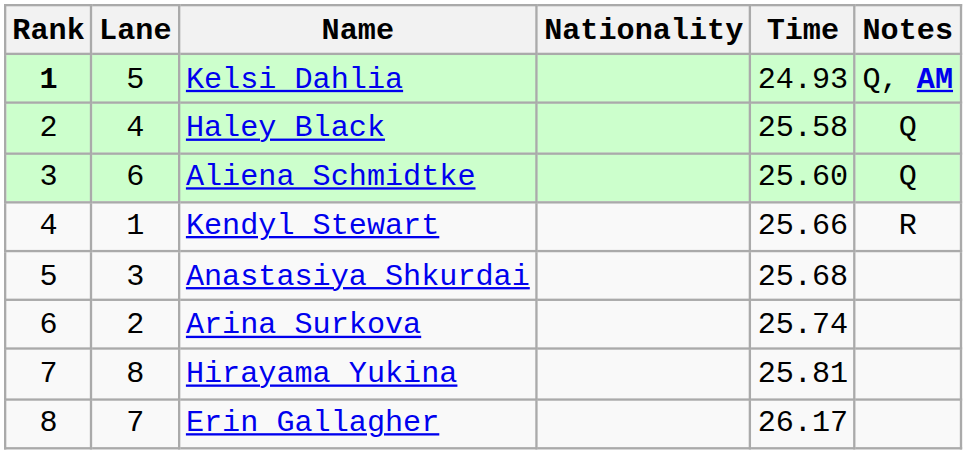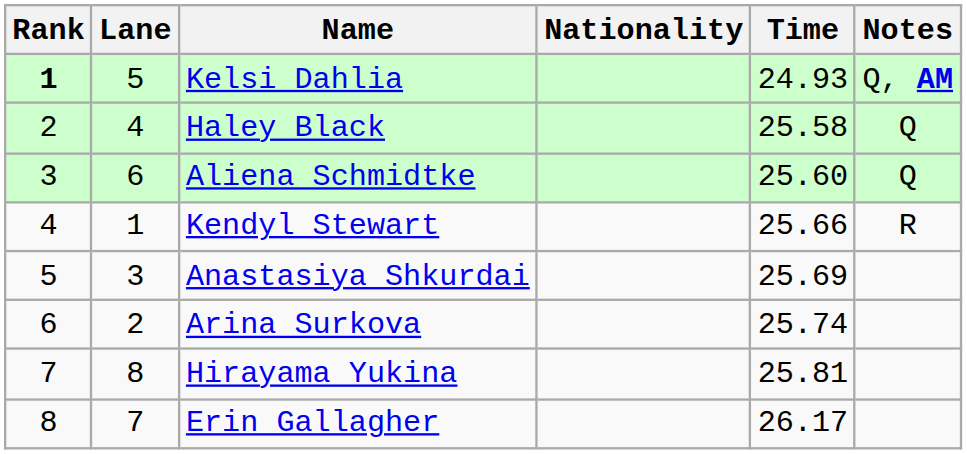(803, 276) 25.68 -> (803, 276) 25.69
